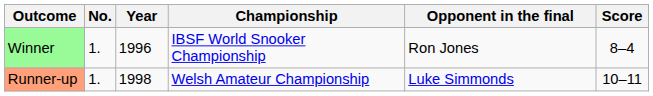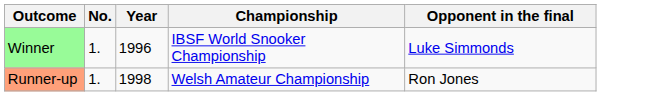- column: (622, 16)
(444, 47) Ron Jones -> (461, 47) Luke Simmonds
(461, 79) Luke Simmonds -> (444, 79) Ron Jones
